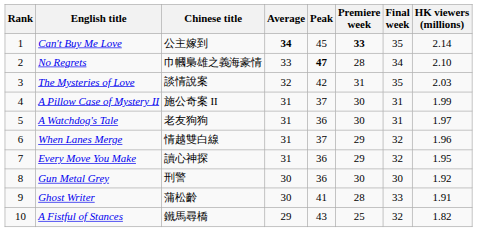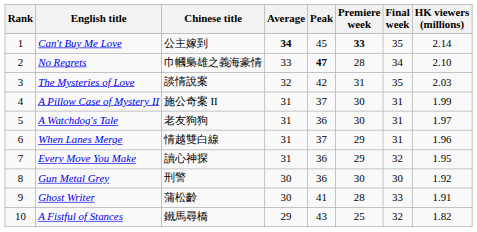(398, 140) 32 -> (398, 140) 31
